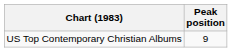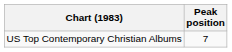(206, 39) 9 -> (206, 39) 7
